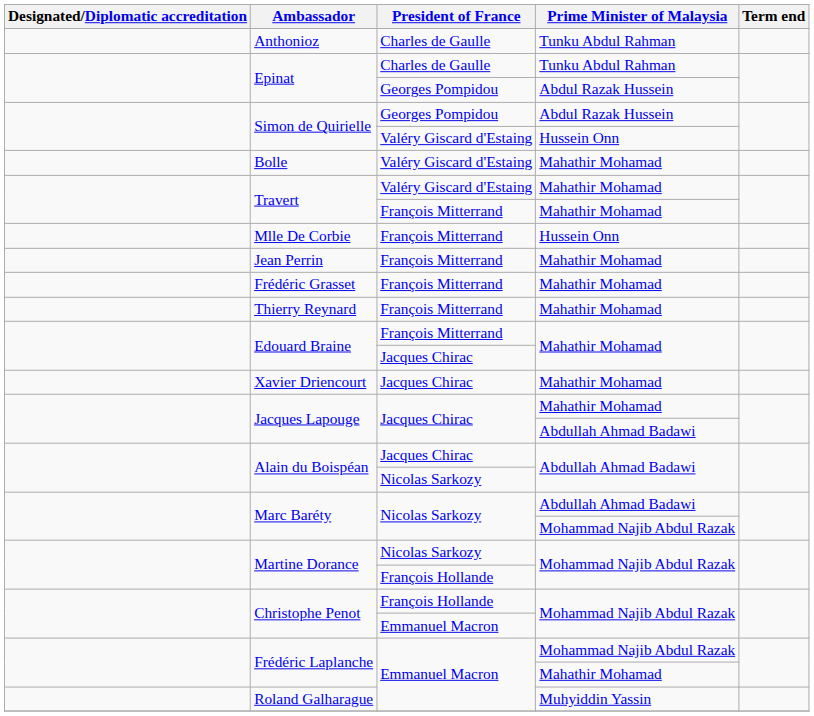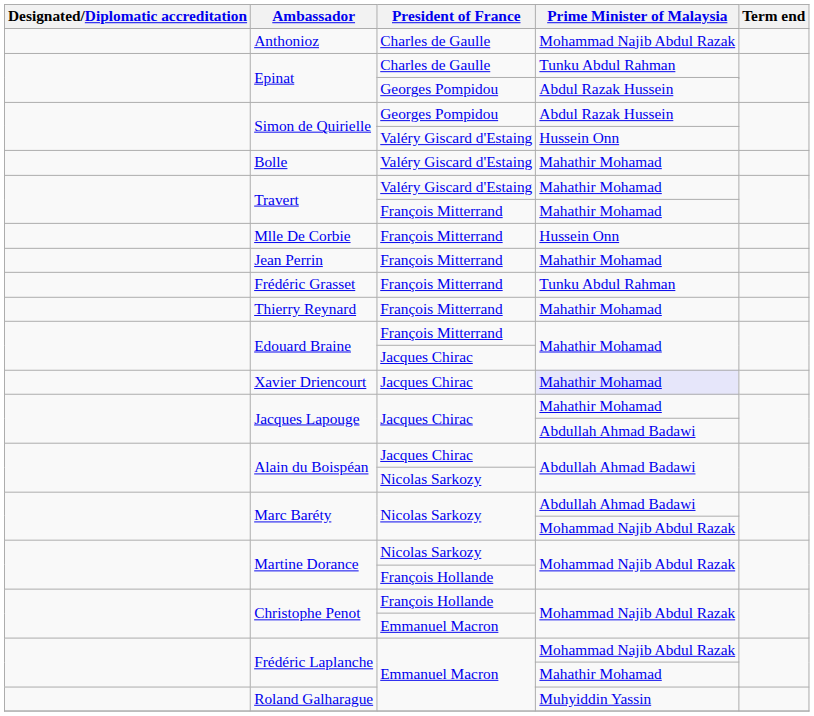(607, 41) Tunku Abdul Rahman -> (637, 41) Mohammad Najib Abdul Razak
(601, 284) Mahathir Mohamad -> (607, 284) Tunku Abdul Rahman
(601, 382) no background -> (601, 382) lavender background
